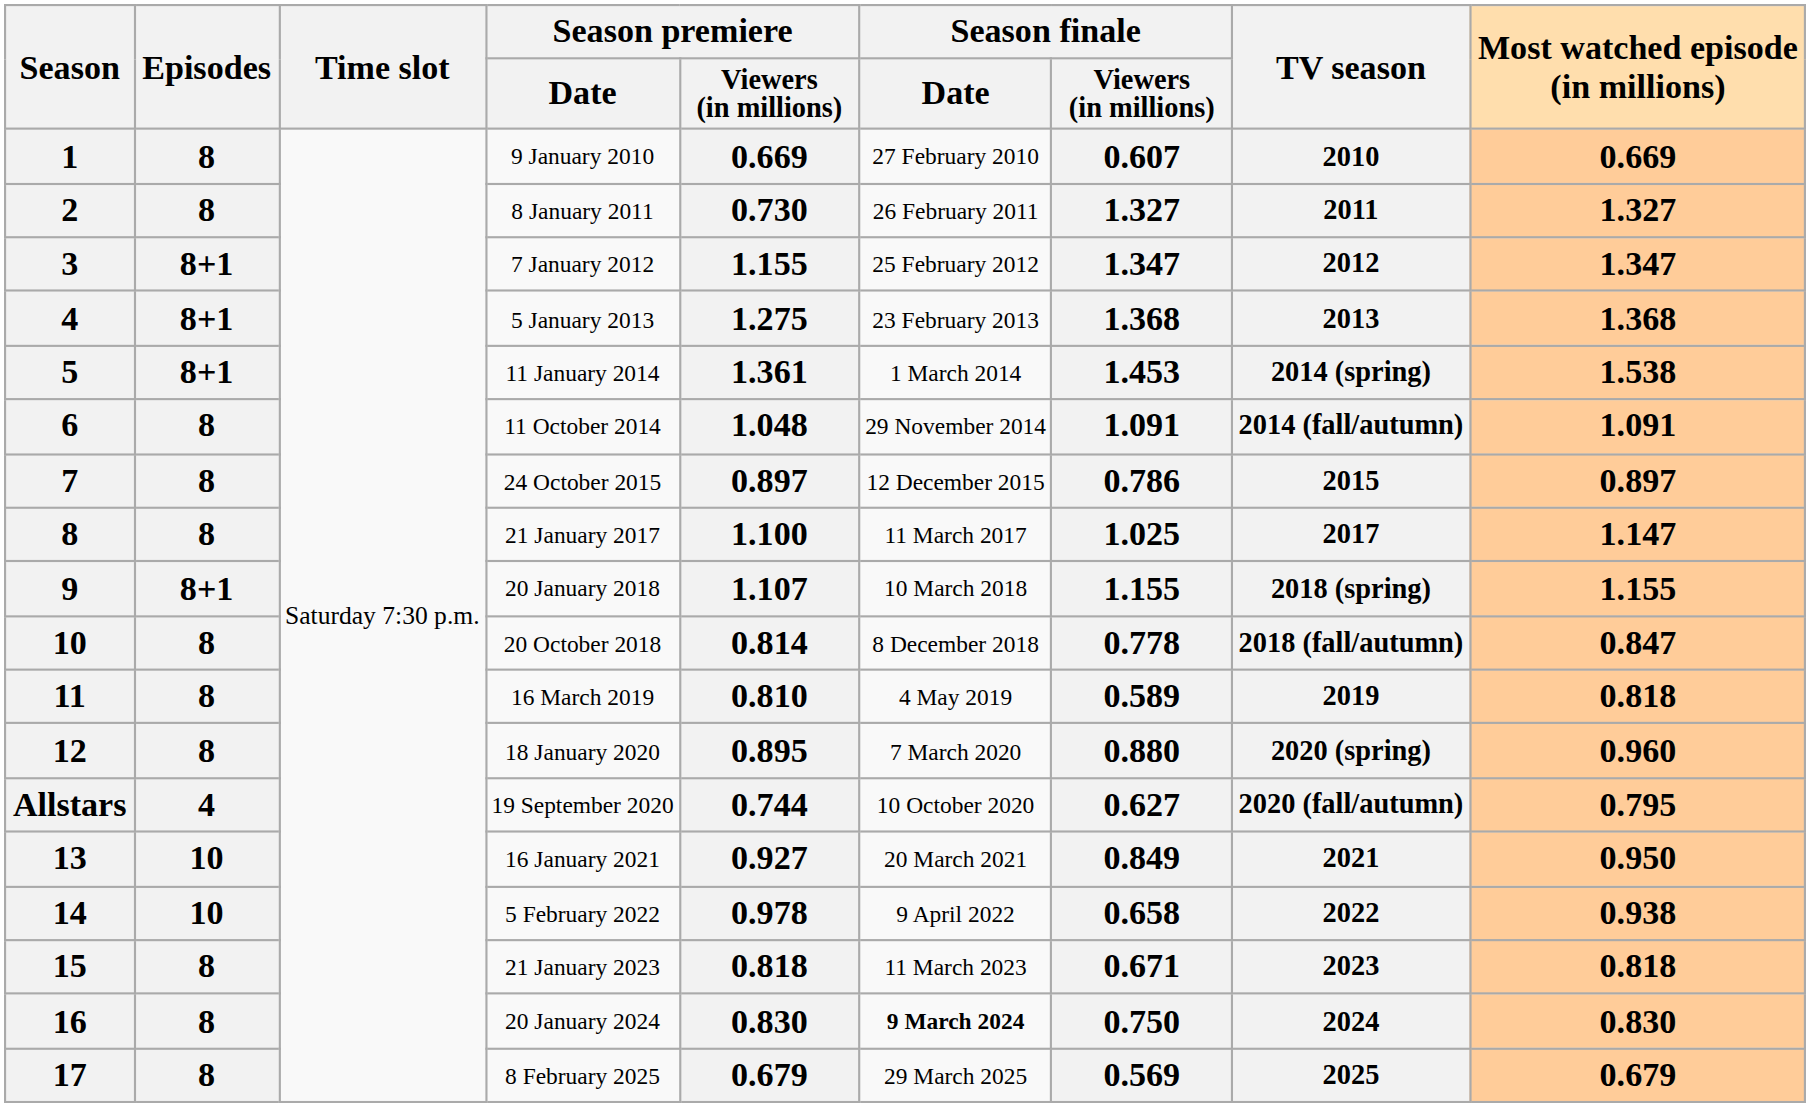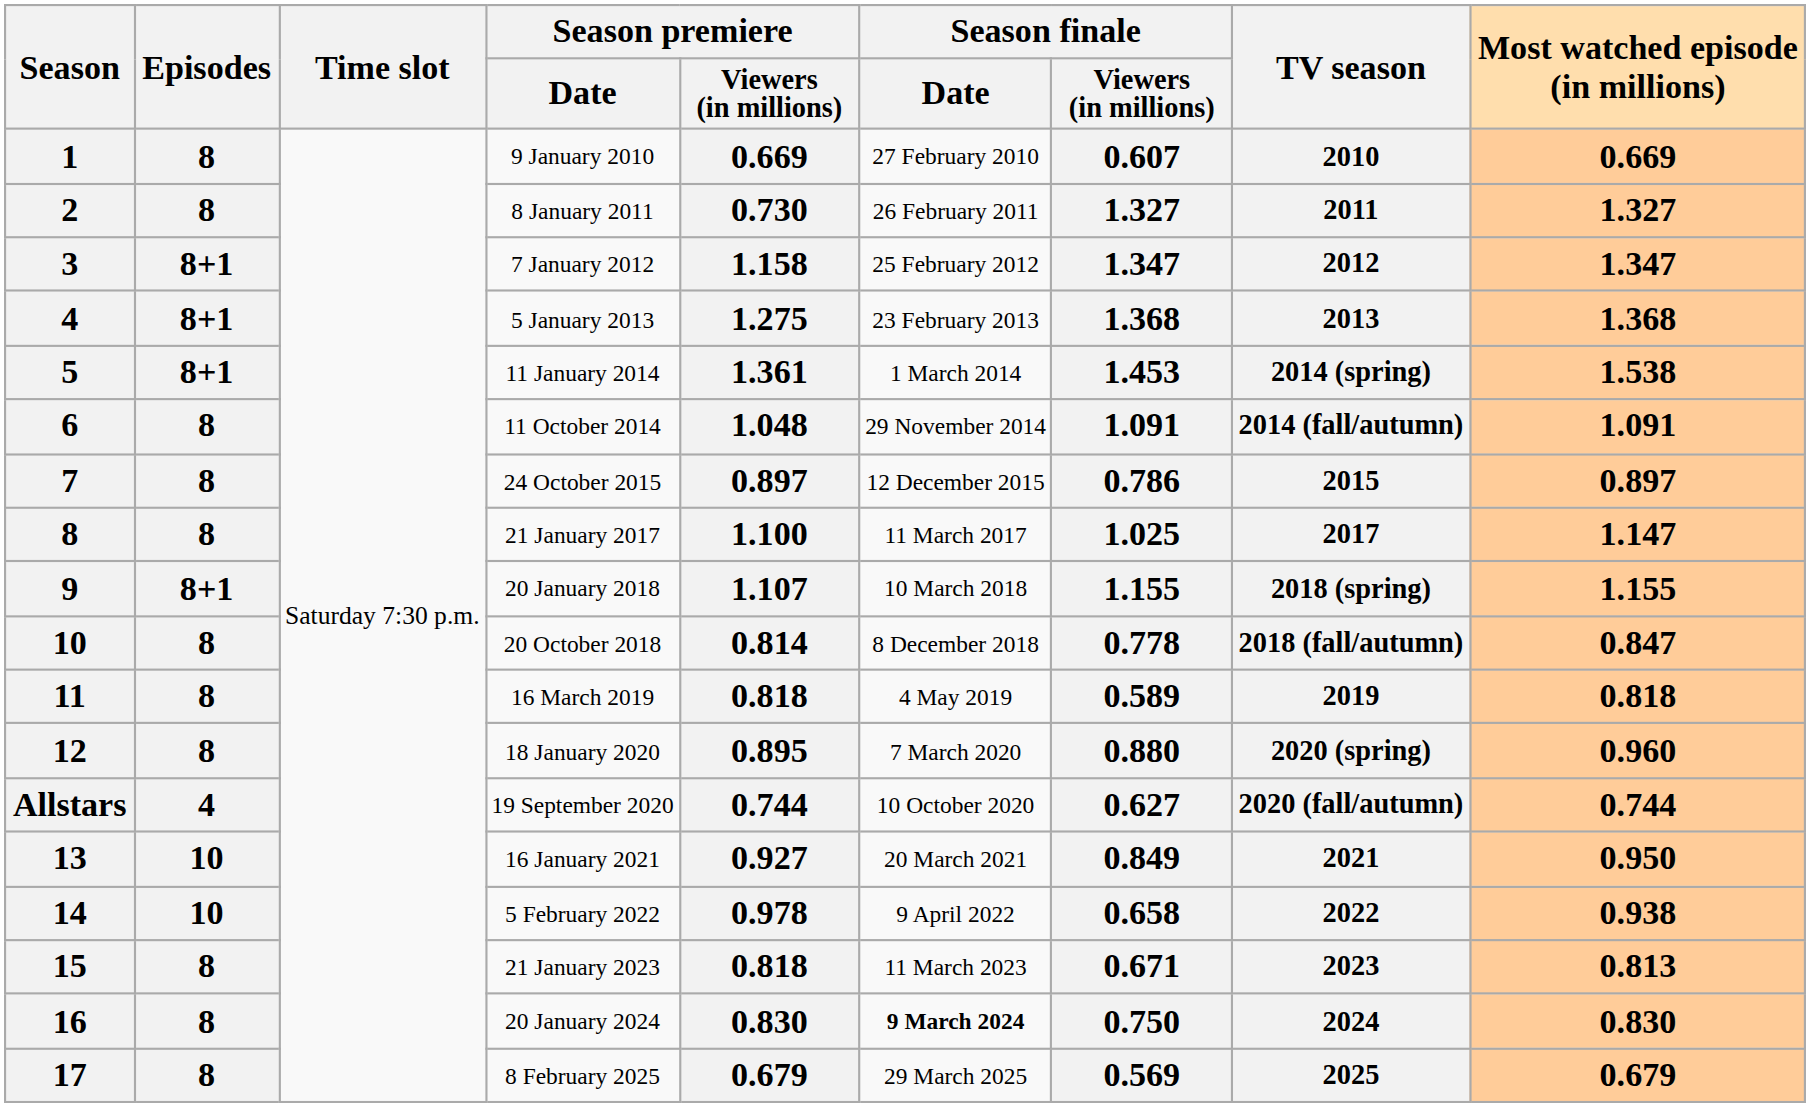(769, 263) 1.155 -> (769, 263) 1.158
(769, 696) 0.810 -> (769, 696) 0.818
(1638, 804) 0.795 -> (1638, 804) 0.744
(1638, 966) 0.818 -> (1638, 966) 0.813
